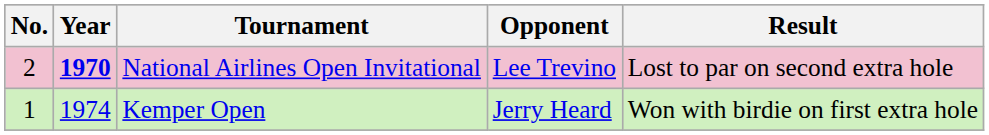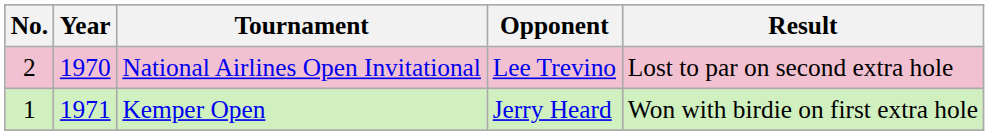(85, 67) bold -> (85, 67) normal
(85, 109) 1974 -> (85, 109) 1971
